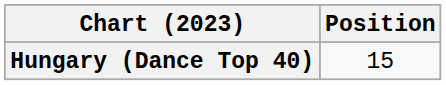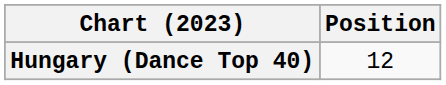(380, 61) 15 -> (380, 61) 12
